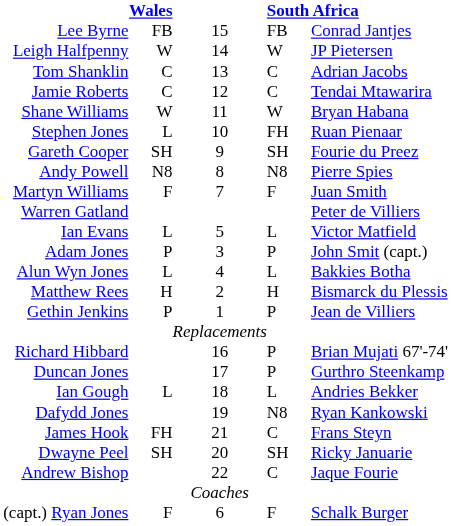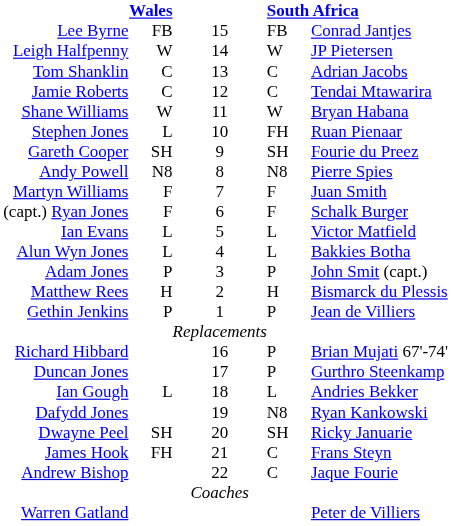rows swapped: (66, 512) <-> (75, 211)
rows swapped: (72, 271) <-> (87, 251)
rows swapped: (83, 452) <-> (87, 432)
